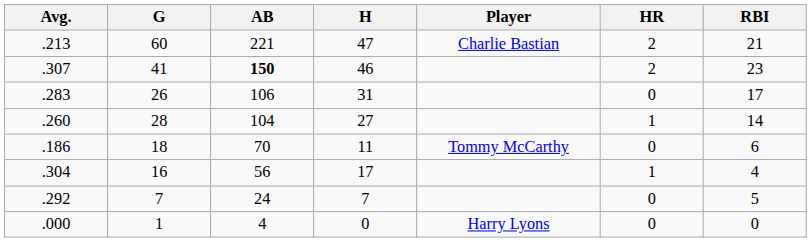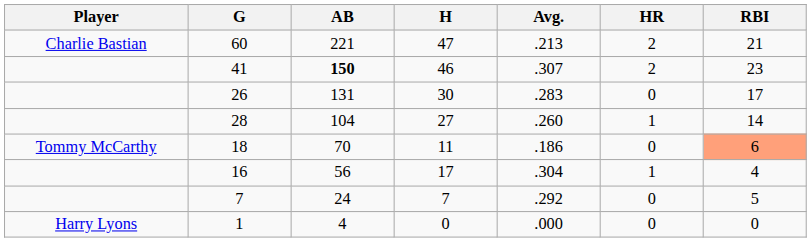columns swapped: (509, 17) <-> (56, 17)
(262, 95) 106 -> (342, 95) 131
(365, 95) 31 -> (446, 95) 30
(755, 146) no background -> (755, 146) lightsalmon background
